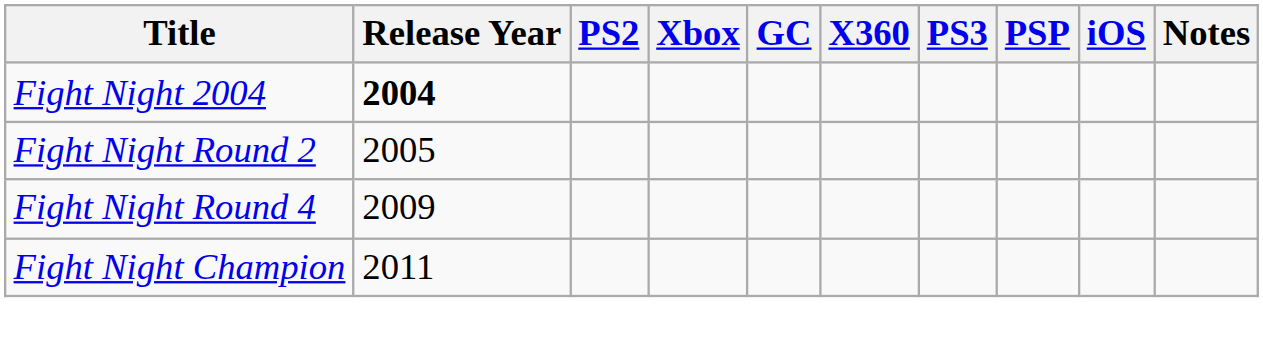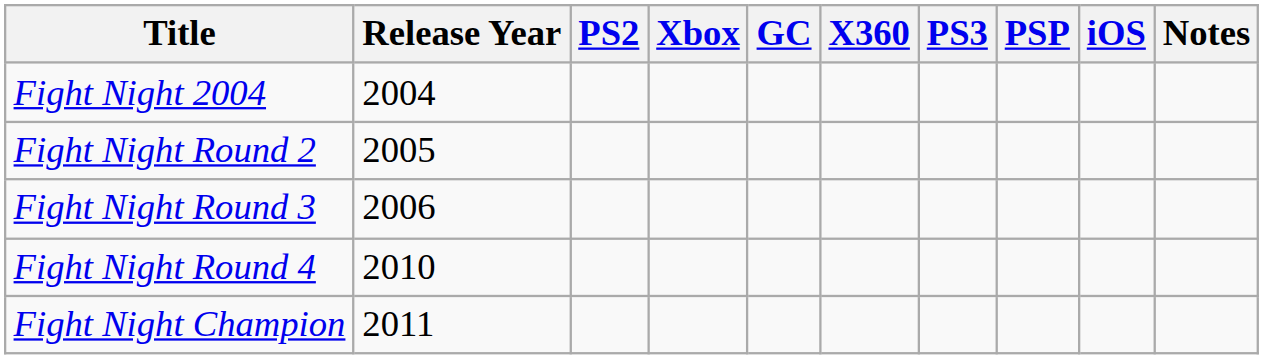(399, 91) bold -> (399, 91) normal
+ row: (165, 207)
(399, 207) 2009 -> (399, 265) 2010
